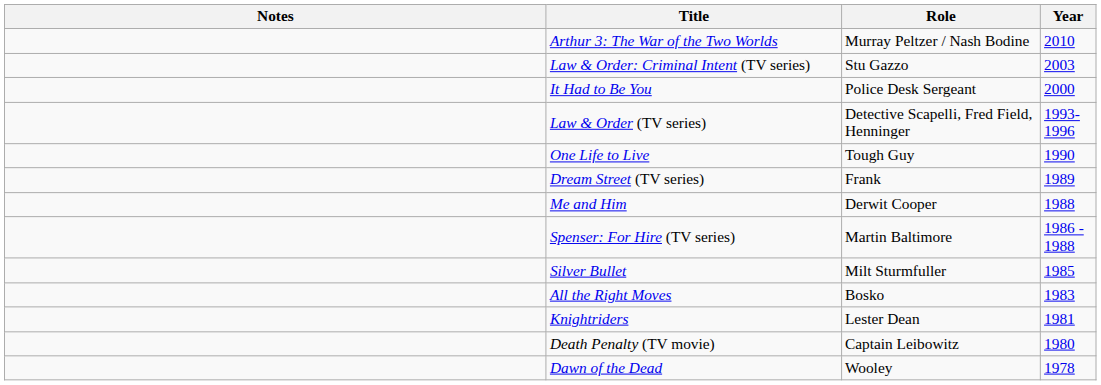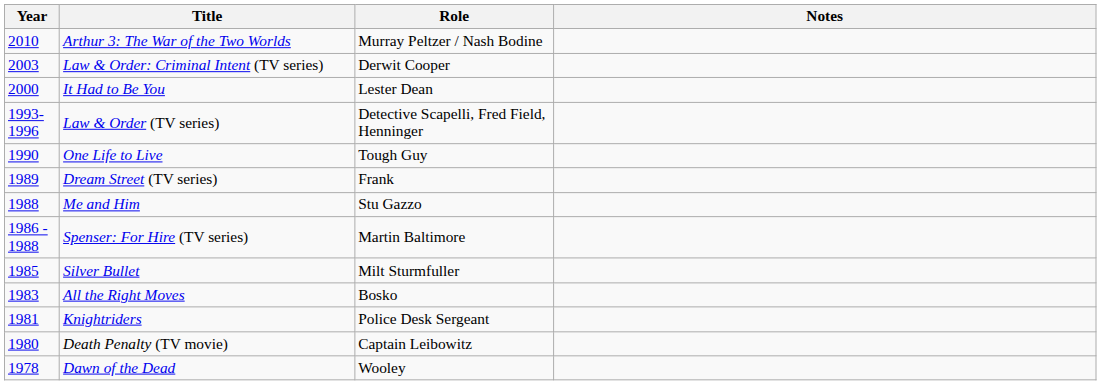columns swapped: (1068, 16) <-> (275, 16)
(877, 65) Stu Gazzo -> (404, 65) Derwit Cooper
(911, 89) Police Desk Sergeant -> (395, 89) Lester Dean
(891, 204) Derwit Cooper -> (390, 204) Stu Gazzo
(882, 319) Lester Dean -> (424, 319) Police Desk Sergeant
